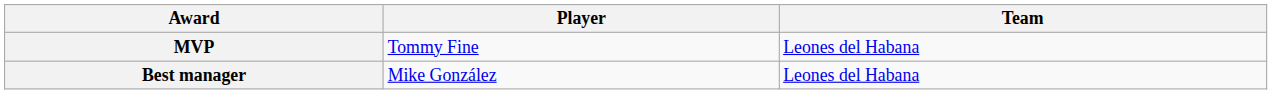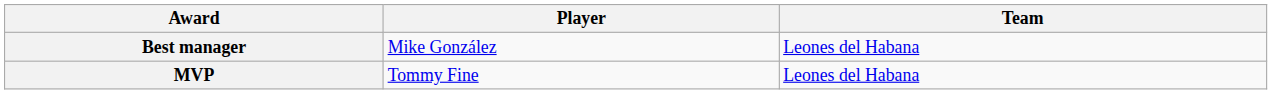rows swapped: (194, 46) <-> (194, 74)
